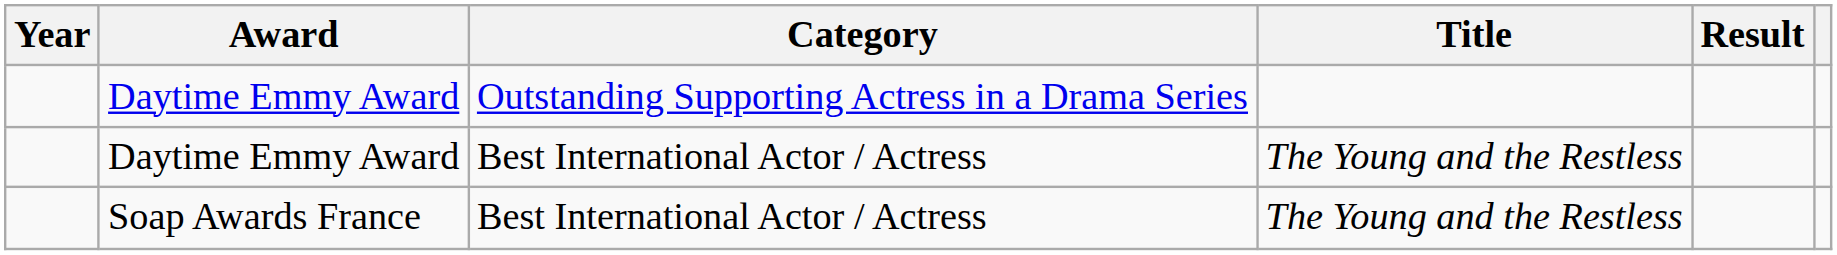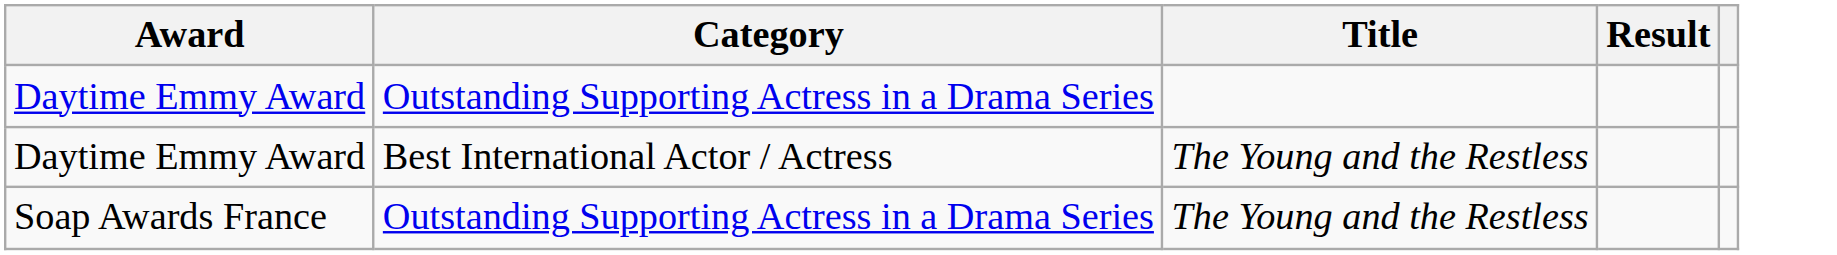- column: (52, 34)
(732, 216) Best International Actor / Actress -> (768, 216) Outstanding Supporting Actress in a Drama Series
